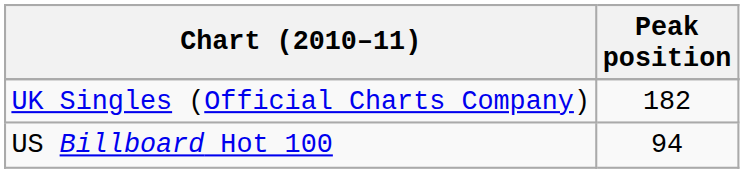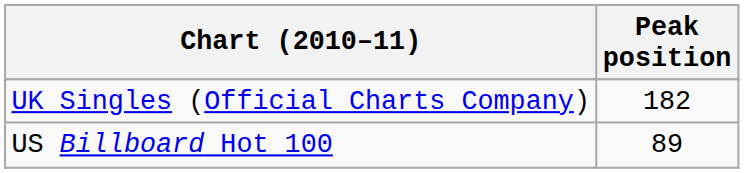(667, 145) 94 -> (667, 145) 89
